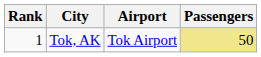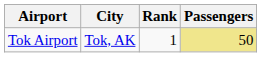columns swapped: (25, 16) <-> (142, 16)
